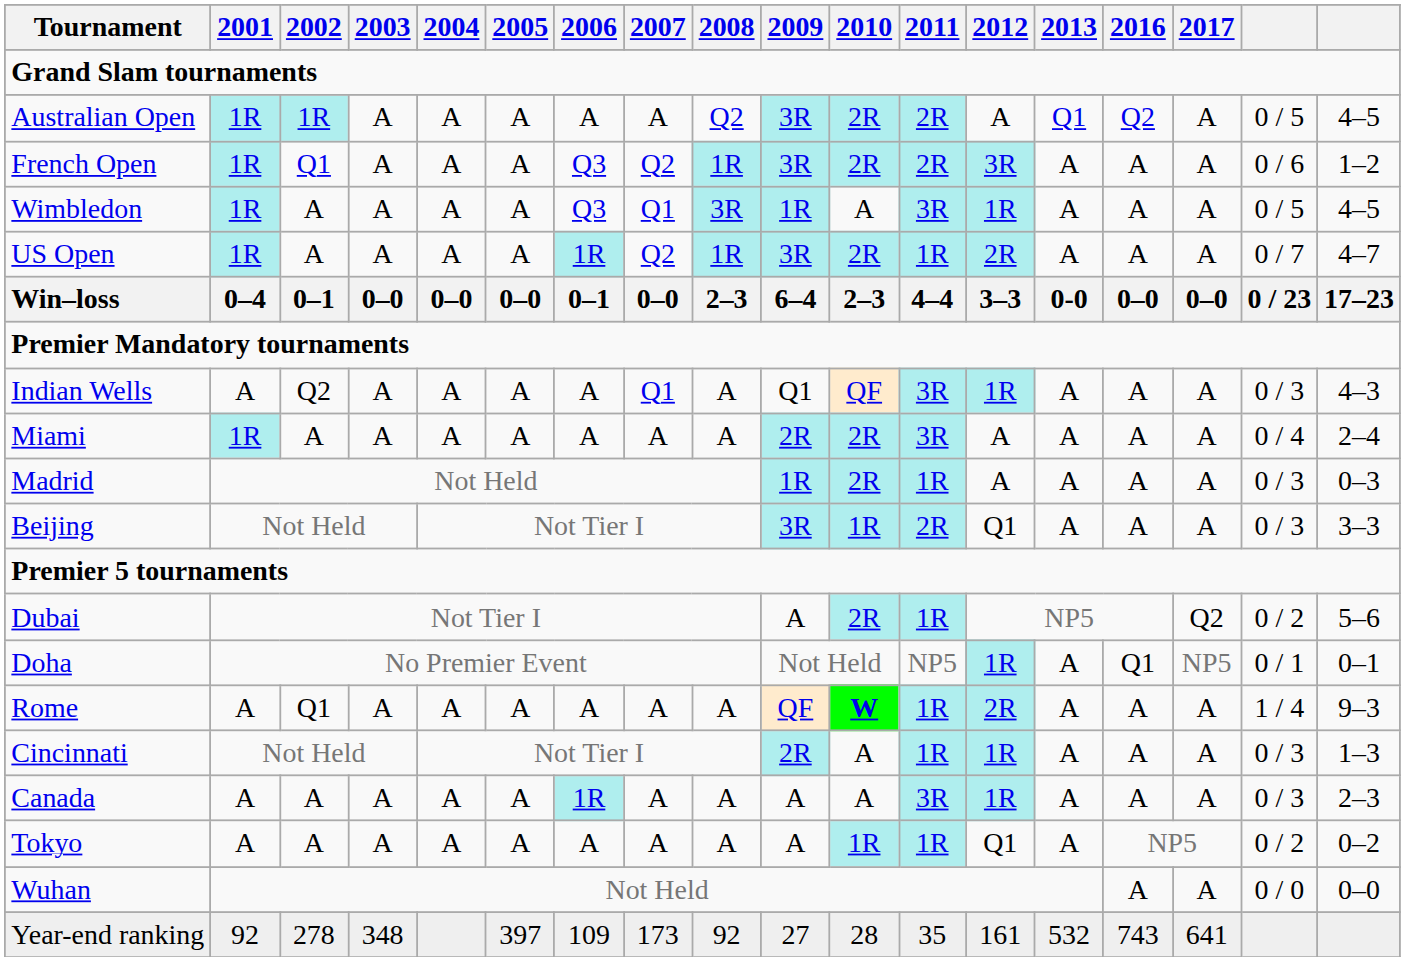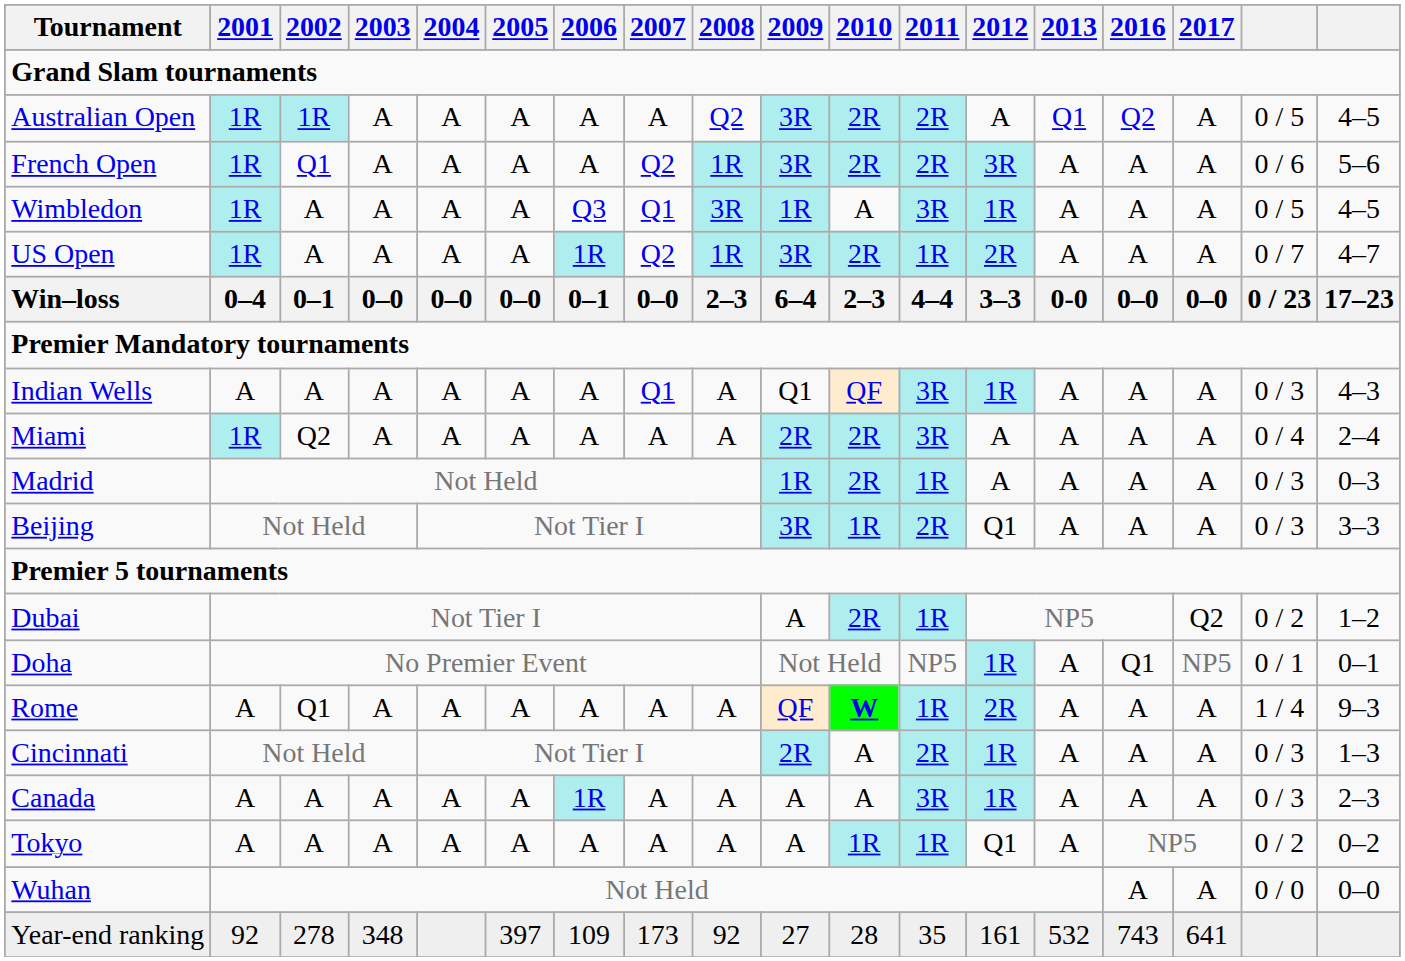(589, 162) Q3 -> (589, 162) A
(1359, 162) 1–2 -> (1359, 162) 5–6
(314, 389) Q2 -> (314, 389) A
(314, 434) A -> (314, 434) Q2
(1359, 616) 5–6 -> (1359, 616) 1–2
(932, 752) 1R -> (932, 752) 2R
